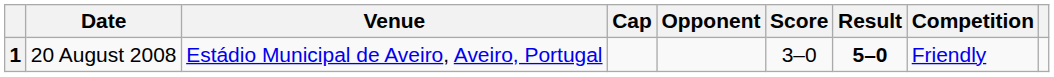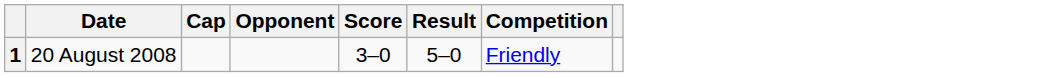- column: (394, 21)
(870, 54) bold -> (444, 54) normal
